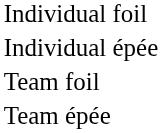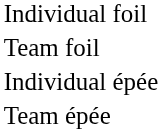rows swapped: (52, 82) <-> (81, 47)
